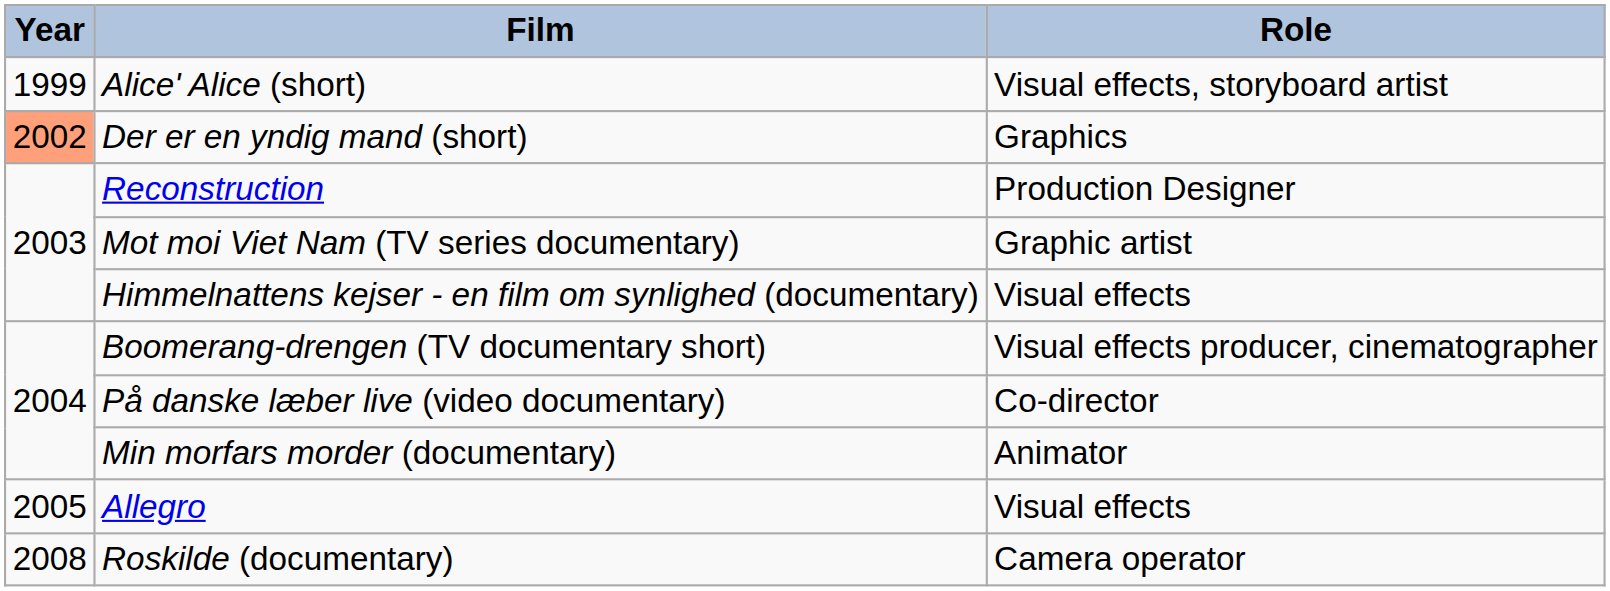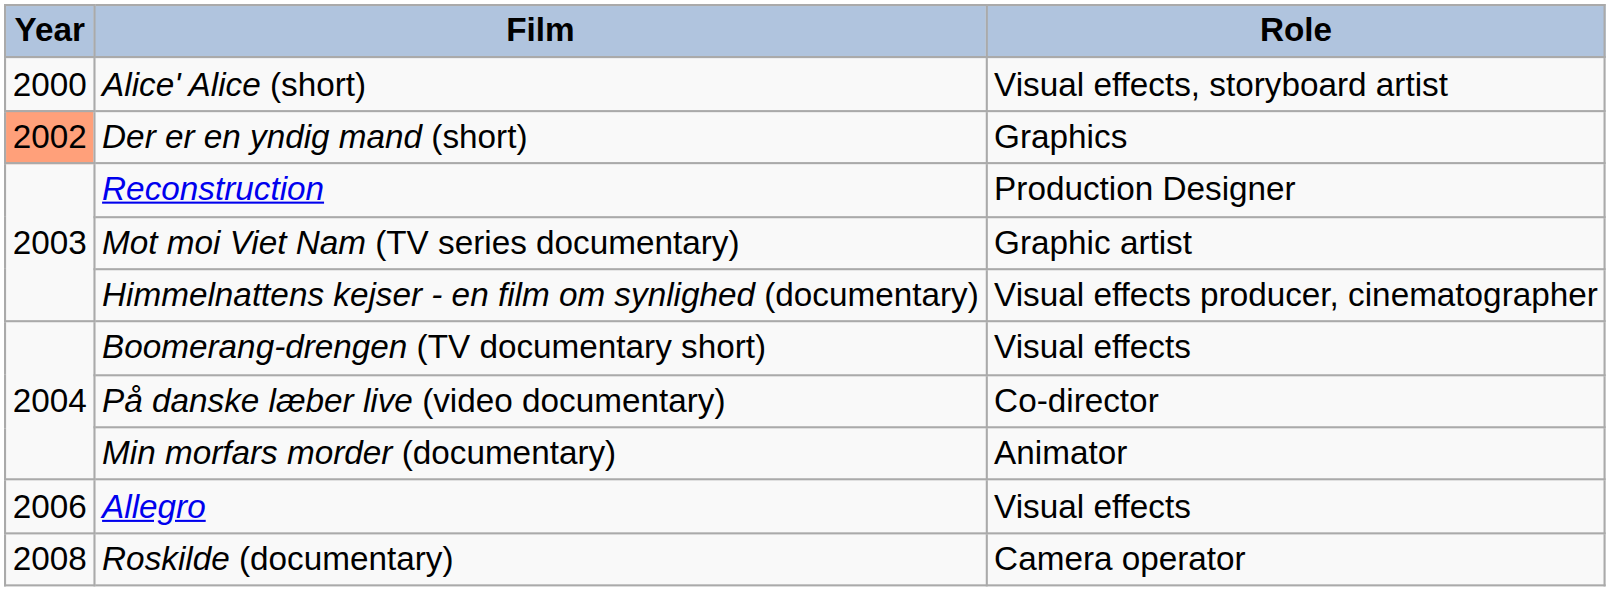(50, 83) 1999 -> (50, 83) 2000
(1092, 294) Visual effects -> (1296, 294) Visual effects producer, cinematographer
(1296, 347) Visual effects producer, cinematographer -> (1092, 347) Visual effects
(50, 505) 2005 -> (50, 505) 2006
